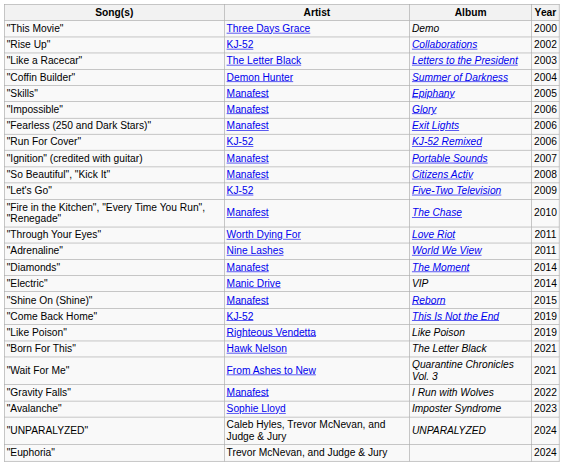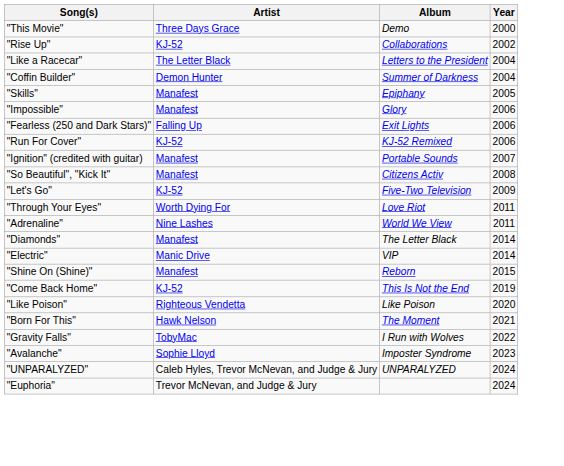(545, 61) 2003 -> (504, 61) 2004
(248, 126) Manafest -> (179, 126) Falling Up
- row: (106, 213)
(441, 267) The Moment -> (419, 239) The Letter Black
(545, 332) 2019 -> (504, 304) 2020
(449, 348) The Letter Black -> (411, 321) The Moment
- row: (38, 370)
(248, 392) Manafest -> (176, 337) TobyMac
